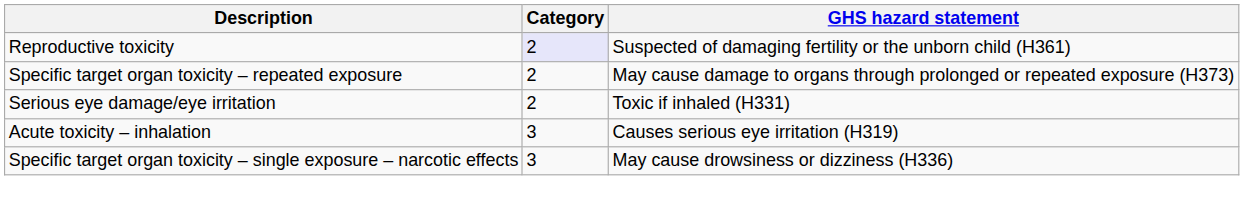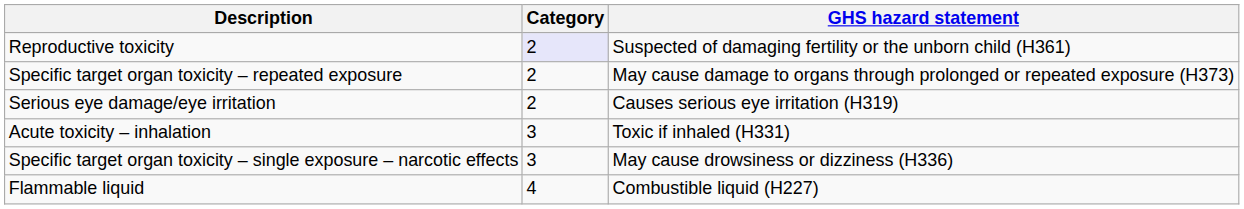(701, 103) Toxic if inhaled (H331) -> (755, 103) Causes serious eye irritation (H319)
(755, 132) Causes serious eye irritation (H319) -> (701, 132) Toxic if inhaled (H331)
+ row: (76, 189)
